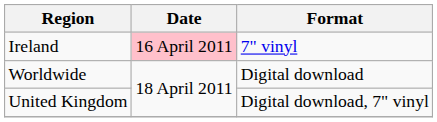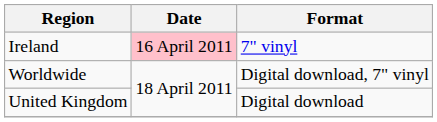(302, 74) Digital download -> (335, 74) Digital download, 7" vinyl
(335, 102) Digital download, 7" vinyl -> (302, 102) Digital download
